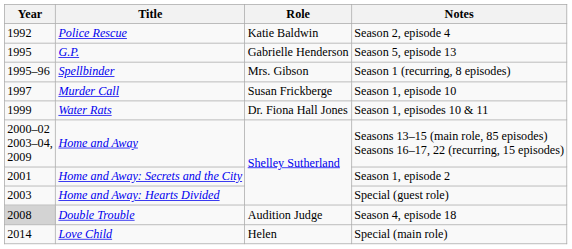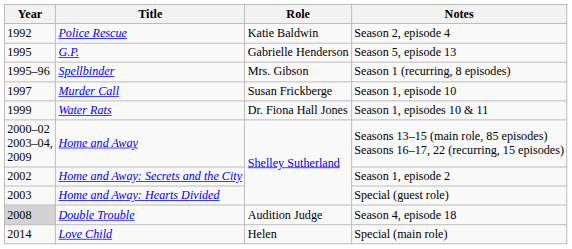(19, 176) 2001 -> (19, 176) 2002
